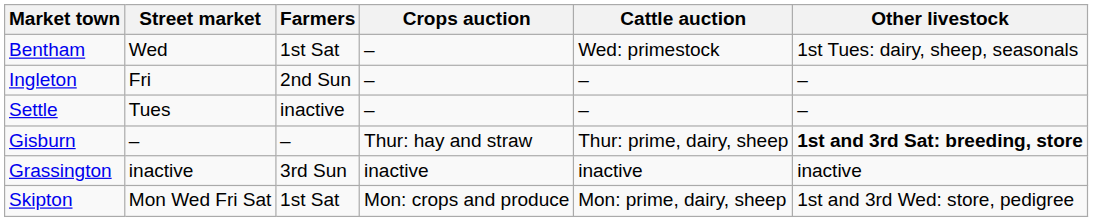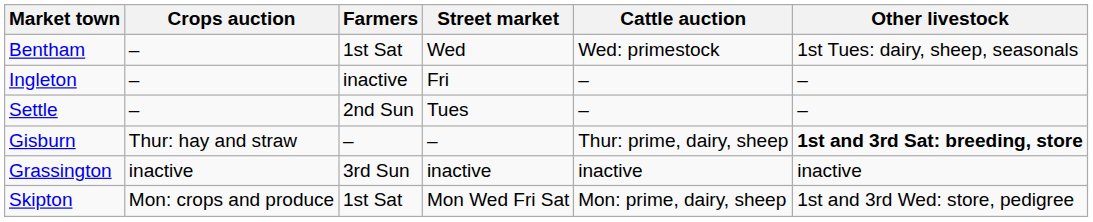columns swapped: (200, 19) <-> (467, 19)
(316, 79) 2nd Sun -> (375, 79) inactive
(312, 110) inactive -> (378, 110) 2nd Sun
